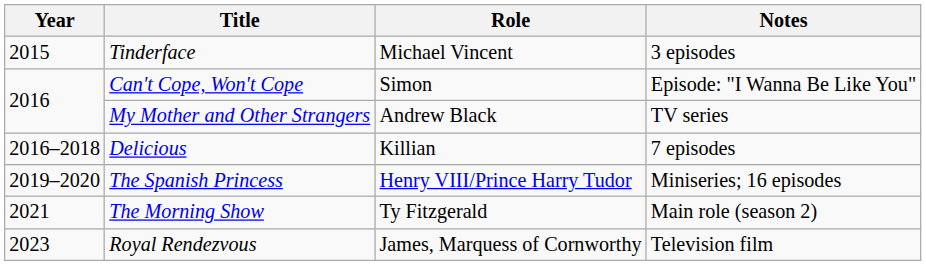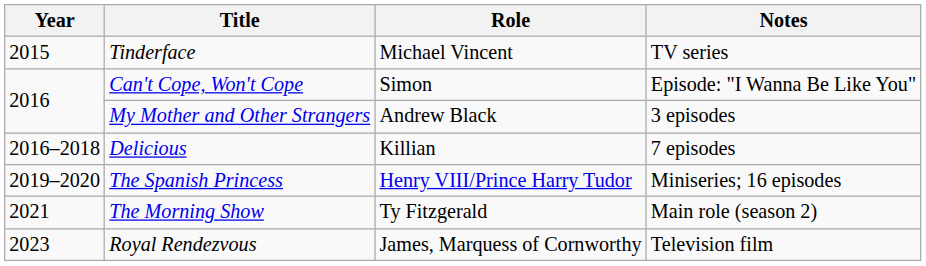(693, 52) 3 episodes -> (690, 52) TV series
(690, 116) TV series -> (693, 116) 3 episodes
